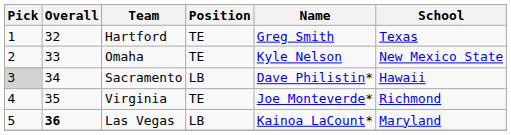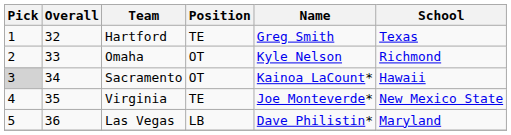(196, 57) TE -> (196, 57) OT
(441, 57) New Mexico State -> (410, 57) Richmond
(196, 78) LB -> (196, 78) OT
(315, 78) Dave Philistin* -> (315, 78) Kainoa LaCount*
(410, 99) Richmond -> (441, 99) New Mexico State
(52, 120) bold -> (52, 120) normal
(315, 120) Kainoa LaCount* -> (315, 120) Dave Philistin*
